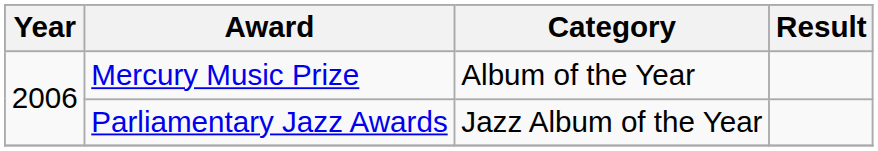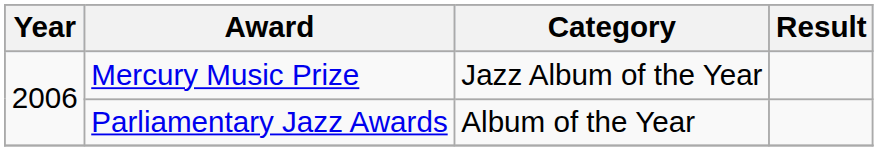(578, 74) Album of the Year -> (612, 74) Jazz Album of the Year
(612, 121) Jazz Album of the Year -> (578, 121) Album of the Year
